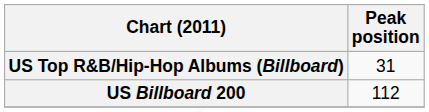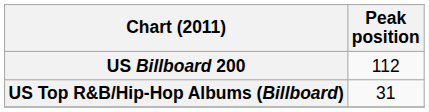rows swapped: (176, 93) <-> (176, 65)
